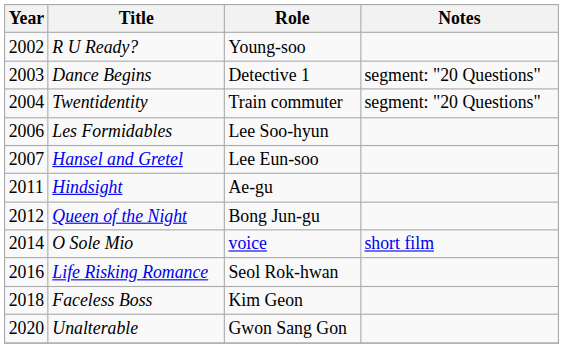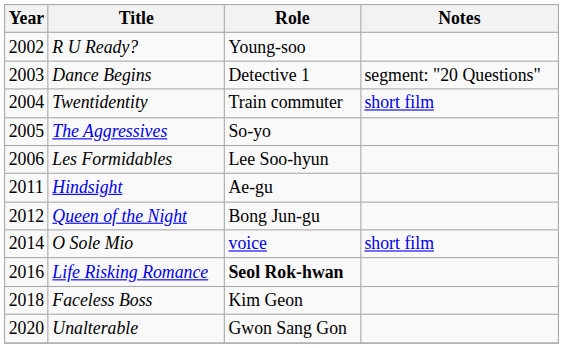(453, 103) segment: "20 Questions" -> (399, 103) short film
+ row: (110, 131)
- row: (118, 159)
(284, 272) normal -> (286, 272) bold
